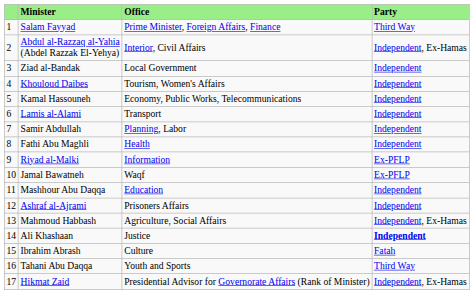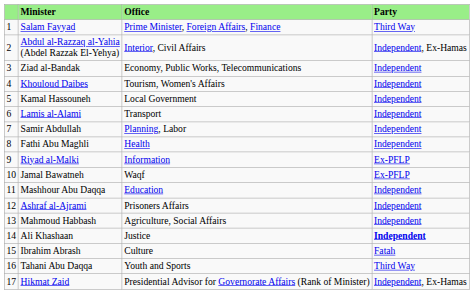(160, 68) Local Government -> (213, 68) Economy, Public Works, Telecommunications
(213, 99) Economy, Public Works, Telecommunications -> (160, 99) Local Government
(420, 220) Independent, Ex-Hamas -> (398, 220) Independent
